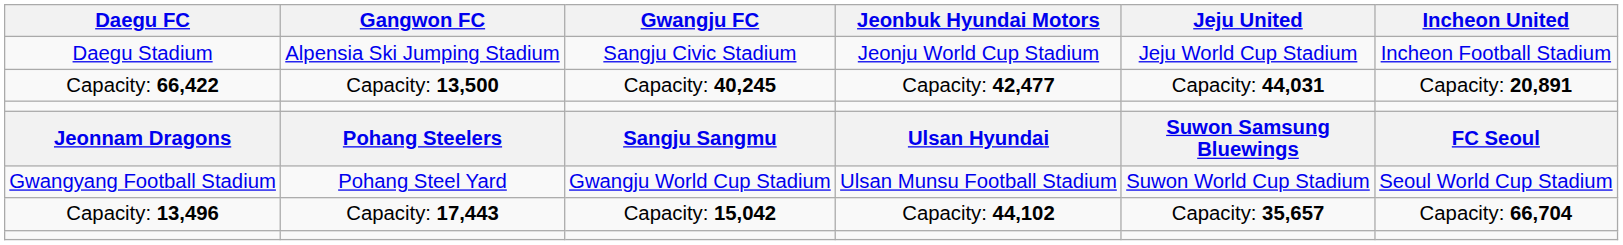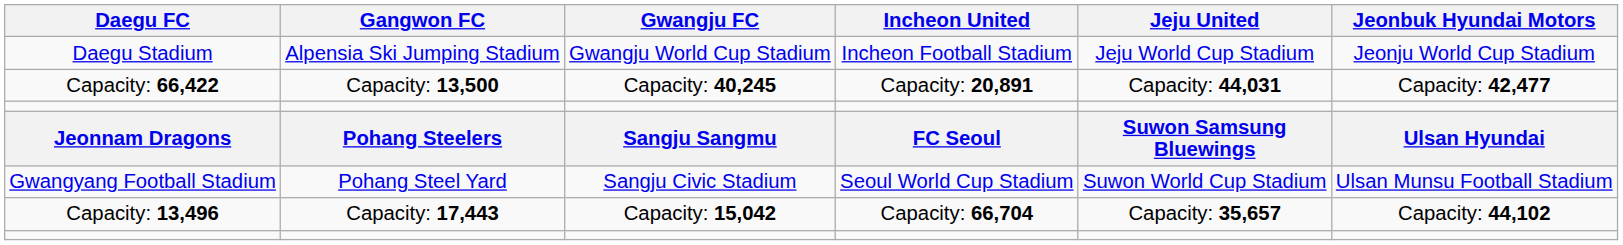columns swapped: (1496, 20) <-> (978, 20)
(700, 52) Sangju Civic Stadium -> (700, 52) Gwangju World Cup Stadium
(700, 181) Gwangju World Cup Stadium -> (700, 181) Sangju Civic Stadium
